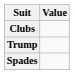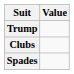rows swapped: (22, 45) <-> (22, 28)
